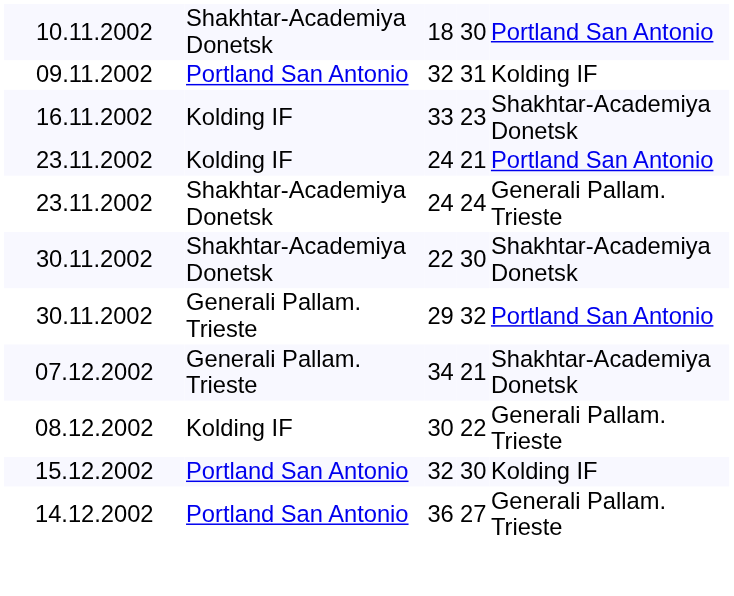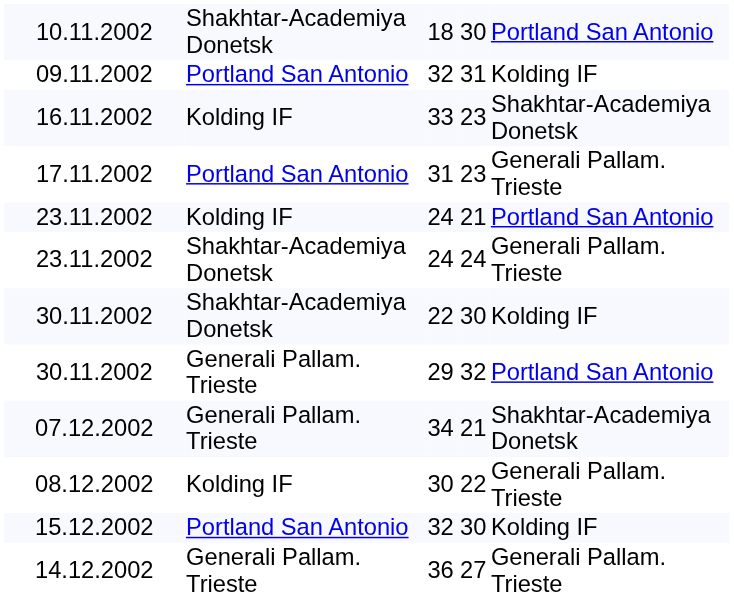+ row: (94, 173)
(601, 259) Shakhtar-Academiya Donetsk -> (544, 316) Kolding IF
(297, 514) Portland San Antonio -> (274, 570) Generali Pallam. Trieste
